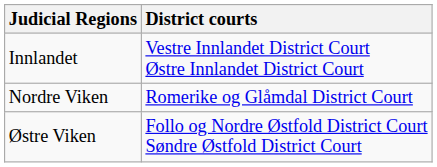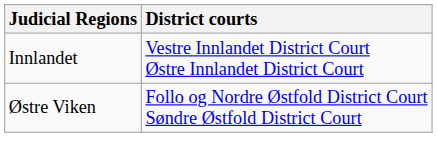- row: (58, 97)
